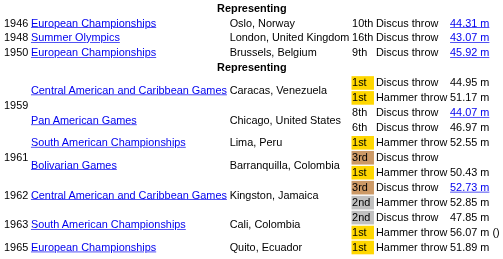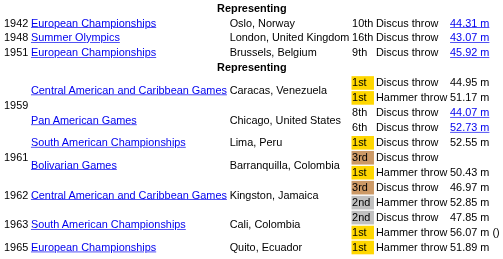(16, 23) 1946 -> (16, 23) 1942
(16, 53) 1950 -> (16, 53) 1951
(470, 128) 46.97 m -> (470, 128) 52.73 m
(412, 142) Hammer throw -> (407, 142) Discus throw
(470, 187) 52.73 m -> (470, 187) 46.97 m
